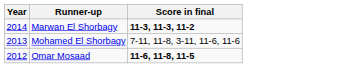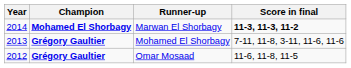+ column: (81, 12)
(162, 56) bold -> (266, 56) normal
